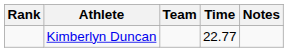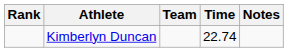(220, 36) 22.77 -> (220, 36) 22.74
